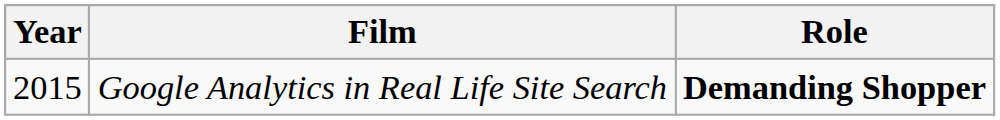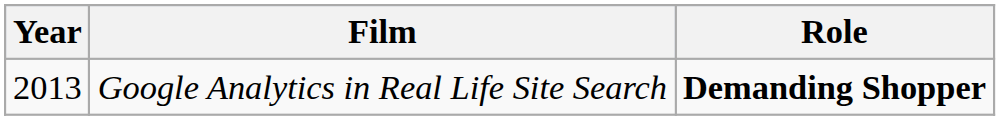(47, 86) 2015 -> (47, 86) 2013
